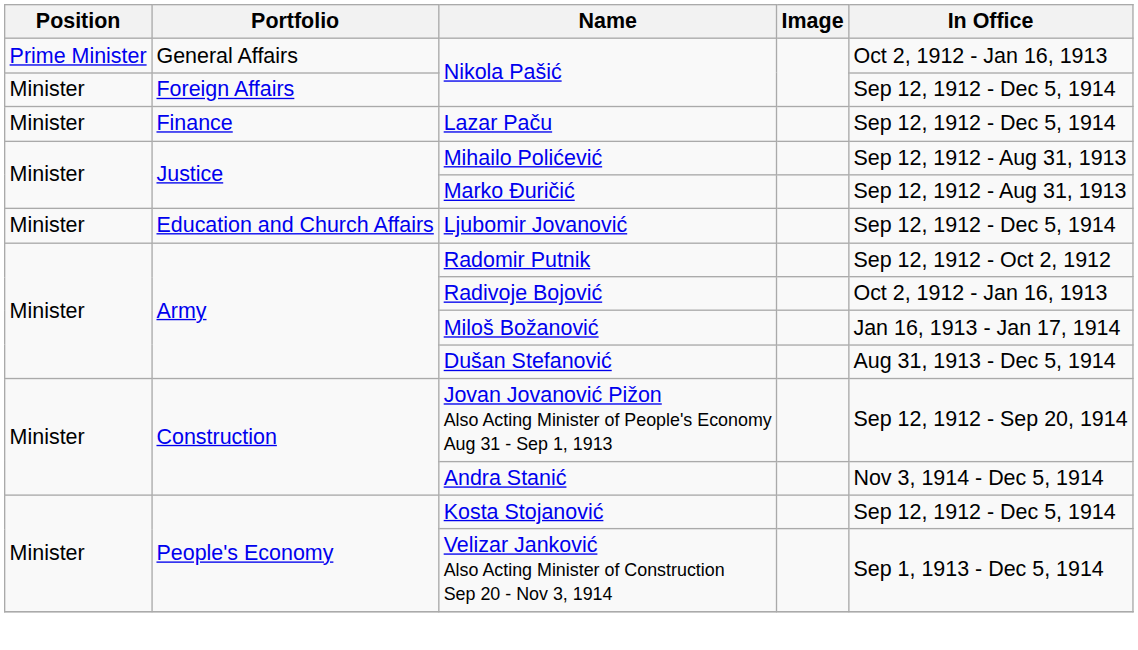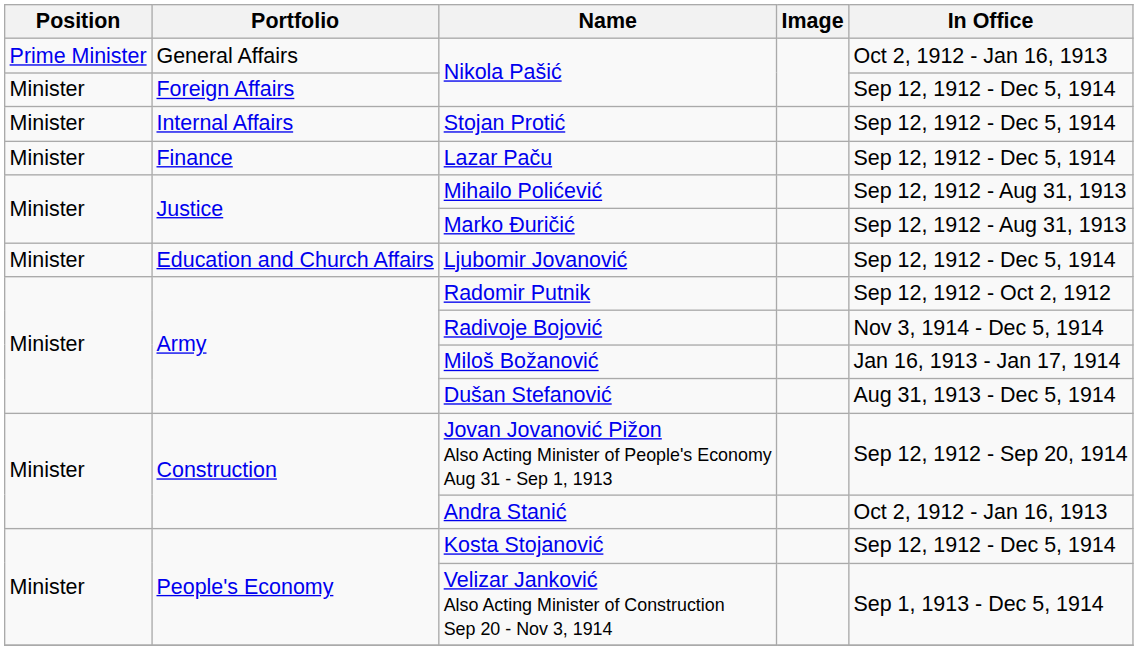+ row: (225, 123)
(980, 293) Oct 2, 1912 - Jan 16, 1913 -> (979, 327) Nov 3, 1914 - Dec 5, 1914
(979, 477) Nov 3, 1914 - Dec 5, 1914 -> (980, 511) Oct 2, 1912 - Jan 16, 1913
